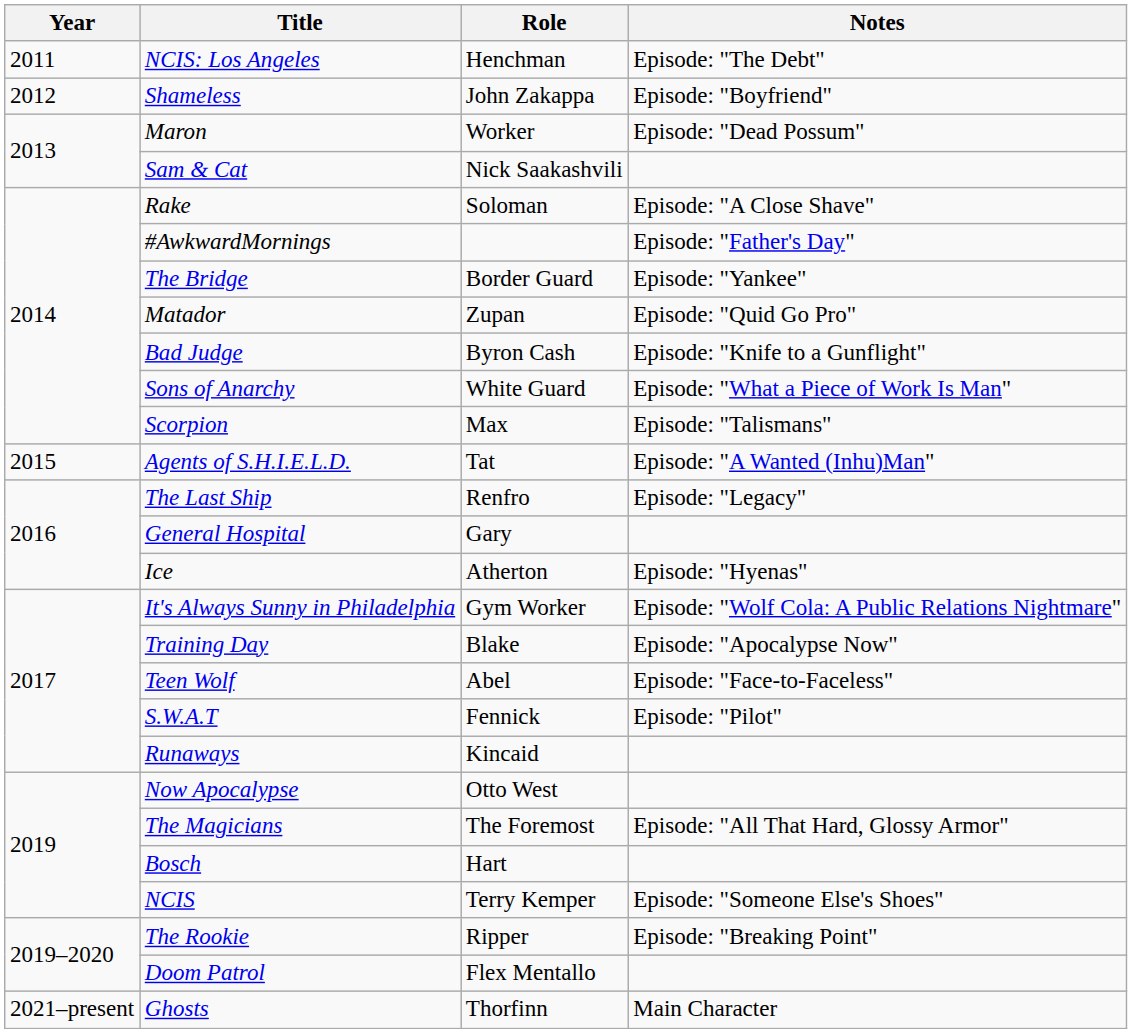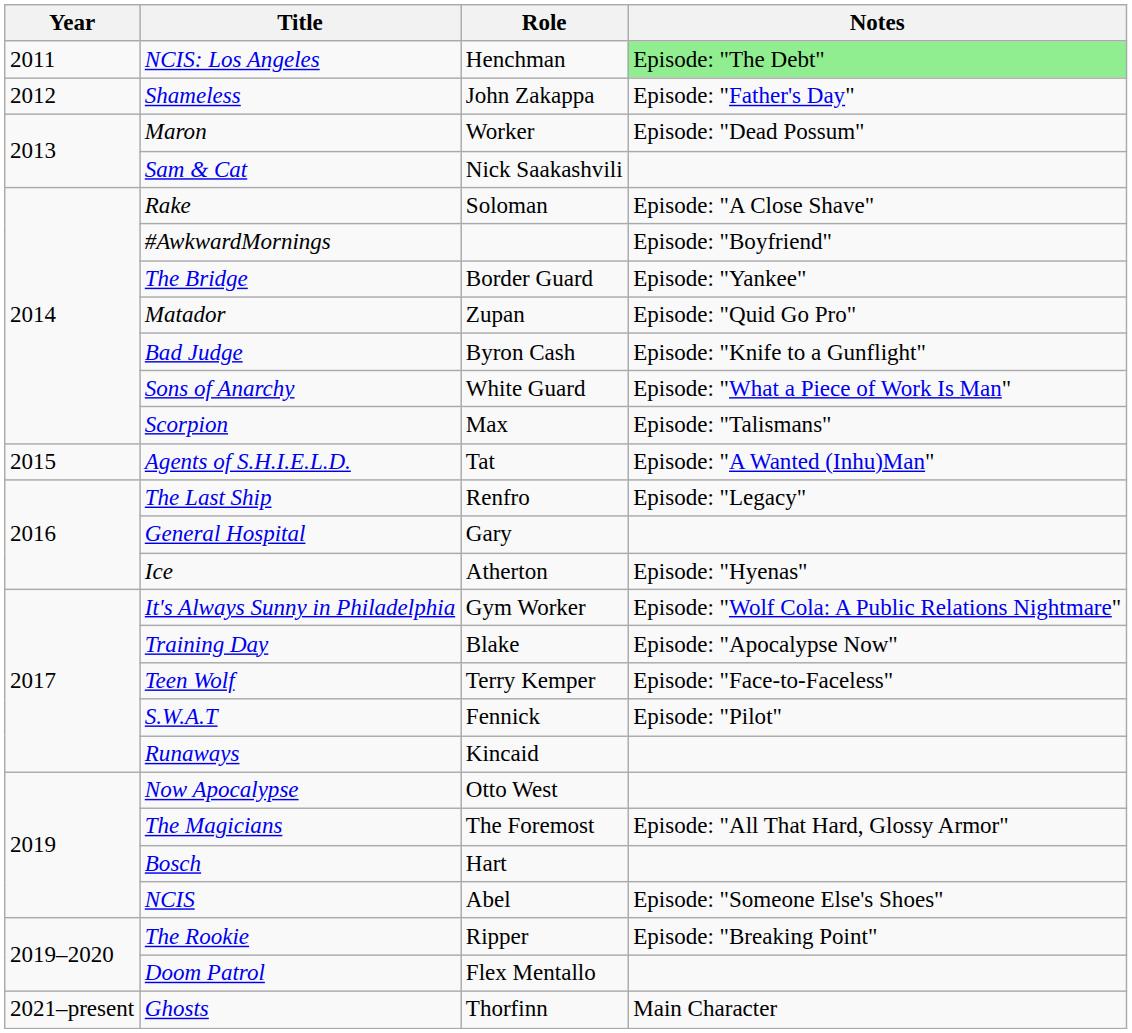(729, 59) no background -> (729, 59) lightgreen background
(733, 95) Episode: "Boyfriend" -> (744, 95) Episode: "Father's Day"
(744, 242) Episode: "Father's Day" -> (733, 242) Episode: "Boyfriend"
(488, 680) Abel -> (531, 680) Terry Kemper
(531, 899) Terry Kemper -> (488, 899) Abel
